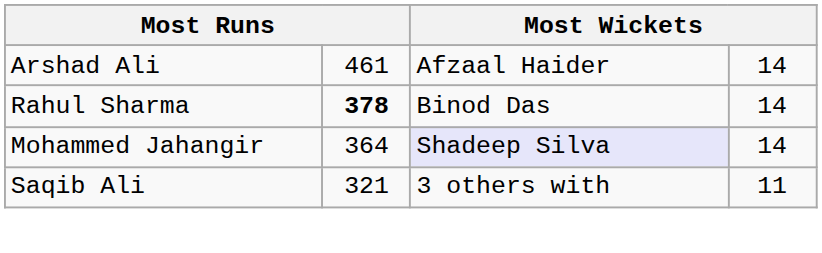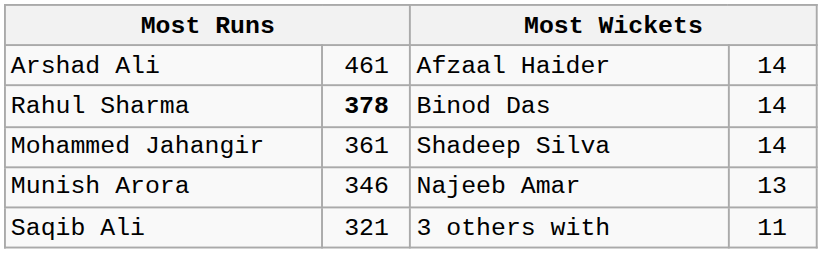(366, 147) 364 -> (366, 147) 361
(513, 147) lavender background -> (513, 147) no background
+ row: (100, 187)
